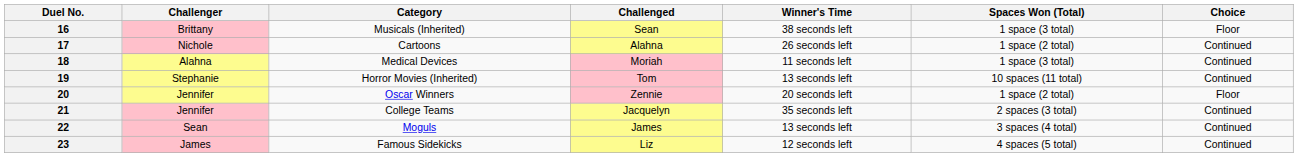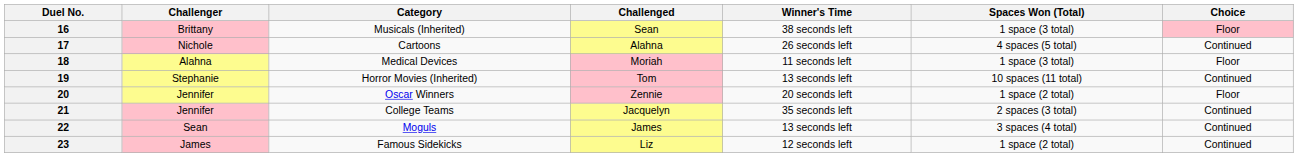(1228, 29) no background -> (1228, 29) pink background
(1037, 45) 1 space (2 total) -> (1037, 45) 4 spaces (5 total)
(1228, 62) Continued -> (1228, 62) Floor
(1037, 144) 4 spaces (5 total) -> (1037, 144) 1 space (2 total)
